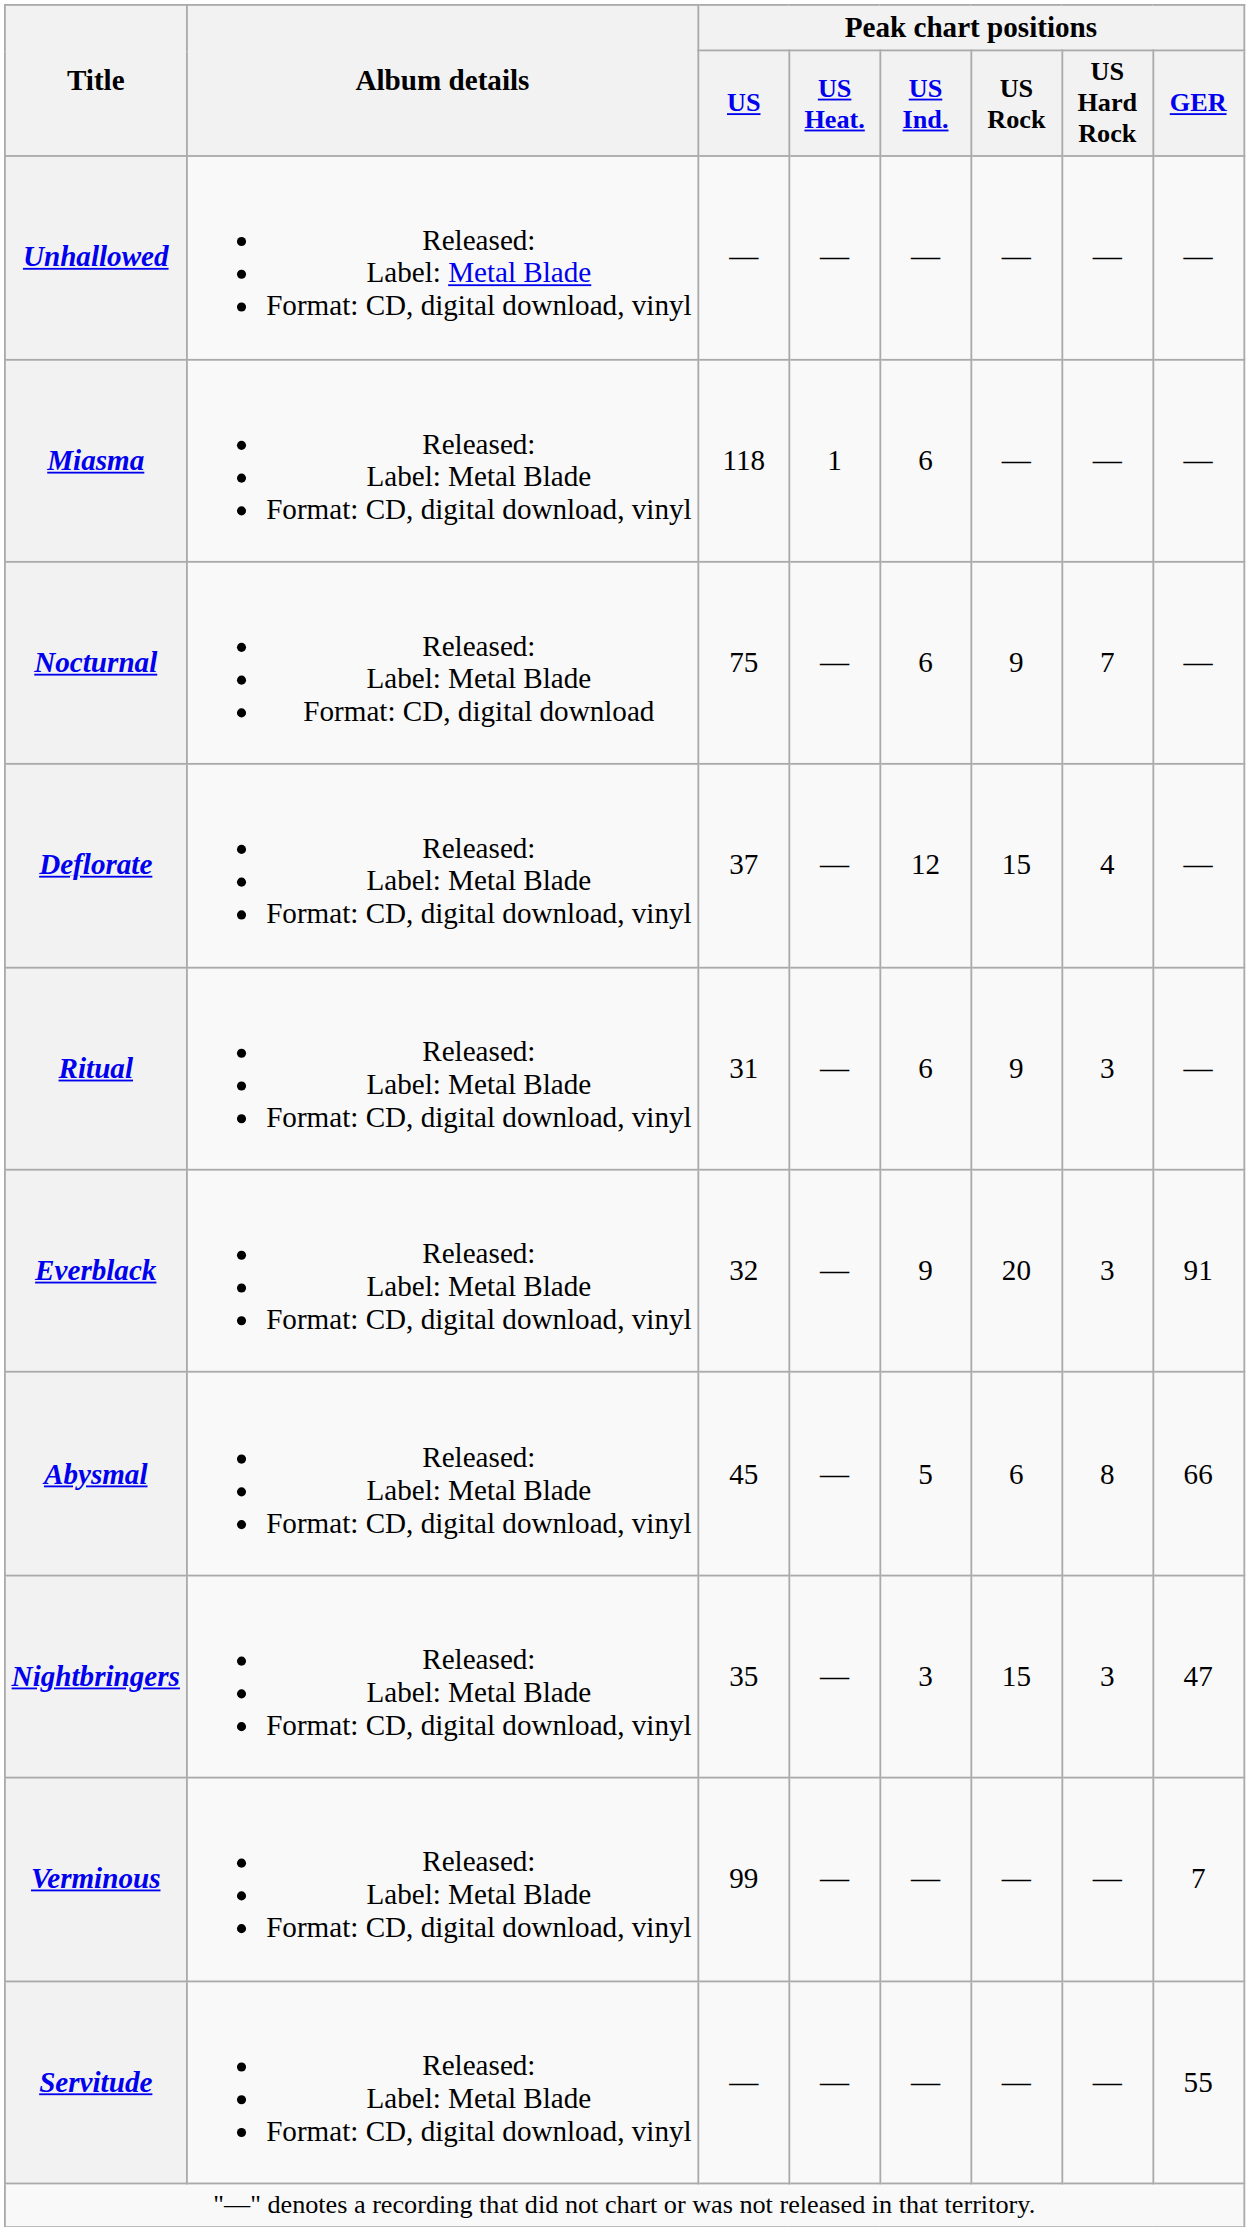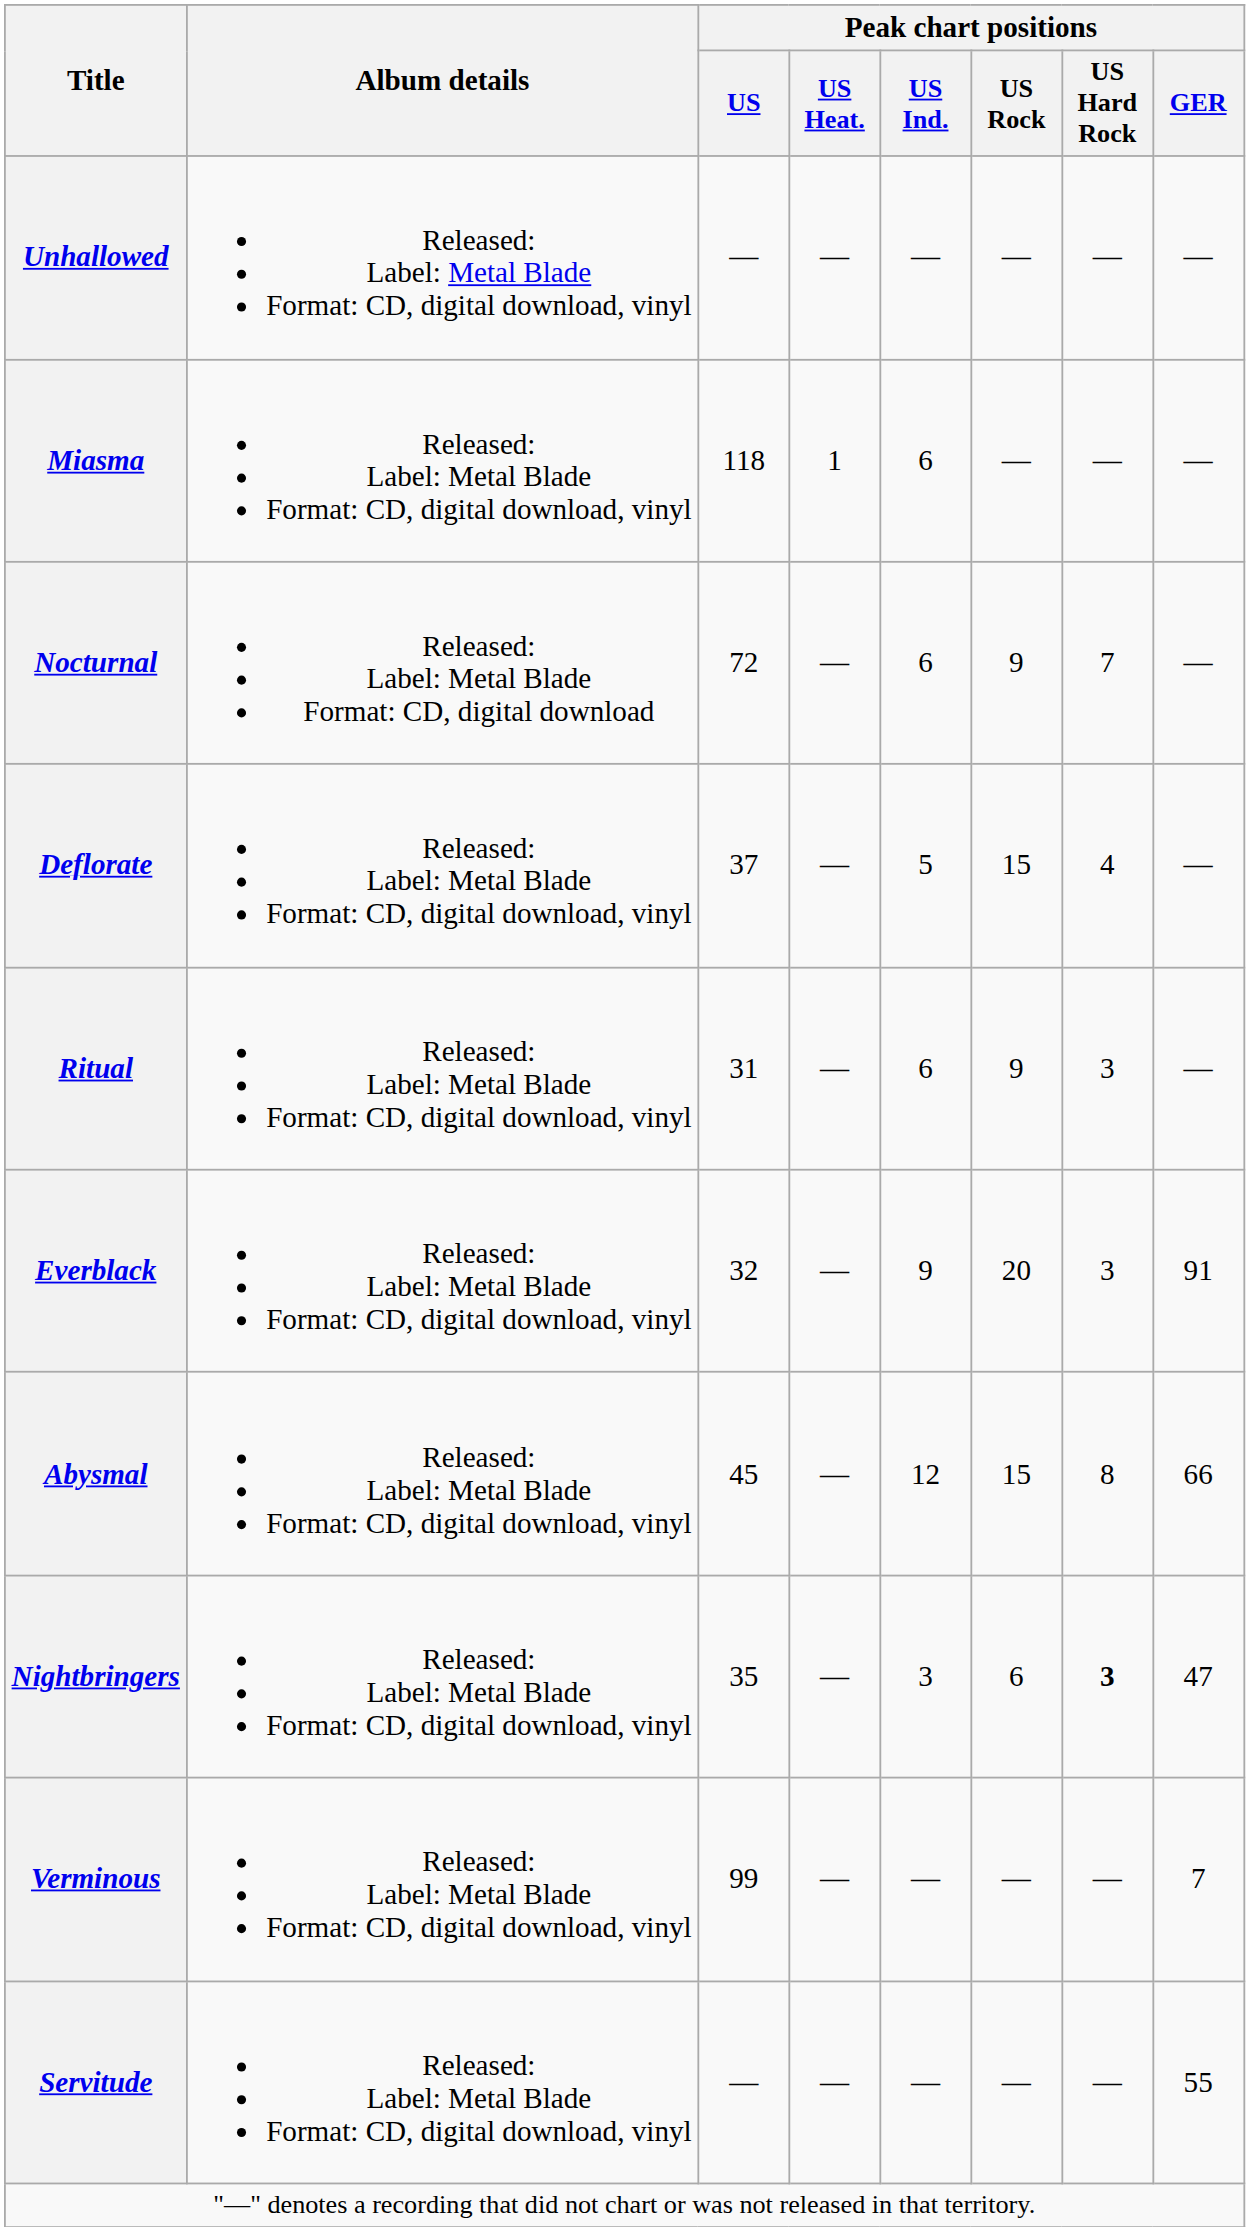(744, 662) 75 -> (744, 662) 72
(926, 865) 12 -> (926, 865) 5
(926, 1473) 5 -> (926, 1473) 12
(1016, 1473) 6 -> (1016, 1473) 15
(1016, 1676) 15 -> (1016, 1676) 6
(1107, 1676) normal -> (1107, 1676) bold
